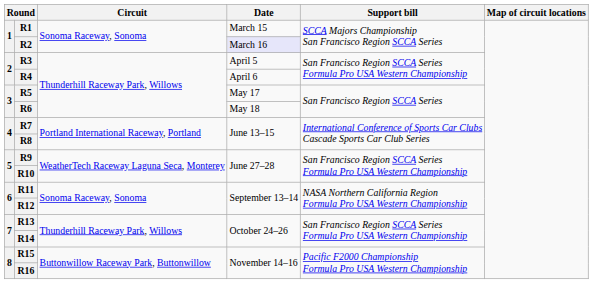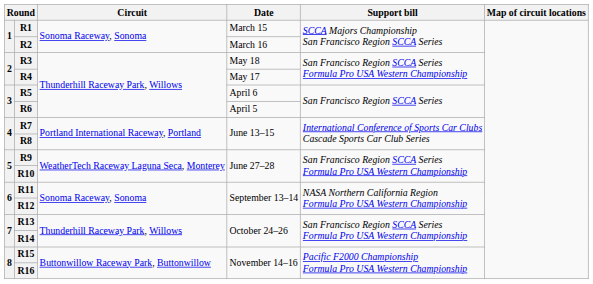(248, 44) lavender background -> (248, 44) no background
(243, 60) April 5 -> (245, 60) May 18
(243, 76) April 6 -> (245, 76) May 17
(245, 92) May 17 -> (243, 92) April 6
(245, 109) May 18 -> (243, 109) April 5
